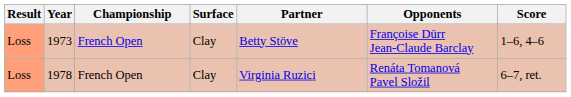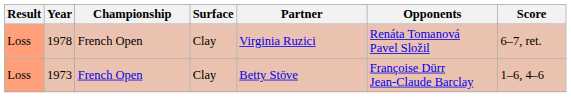rows swapped: (59, 41) <-> (59, 75)
